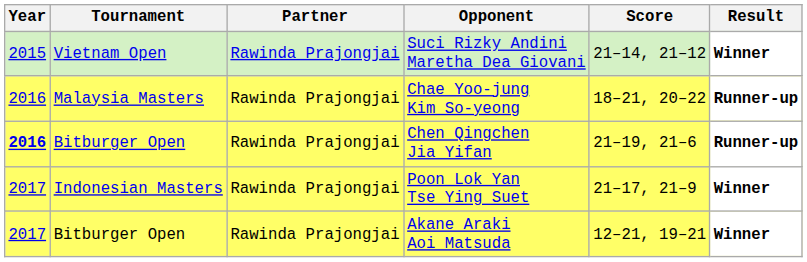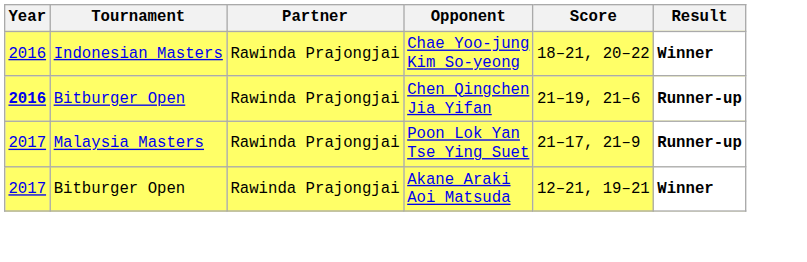- row: (496, 53)
(129, 98) Malaysia Masters -> (138, 53) Indonesian Masters
(756, 98) Runner-up -> (685, 53) Winner
(138, 189) Indonesian Masters -> (129, 143) Malaysia Masters
(742, 189) Winner -> (700, 143) Runner-up
